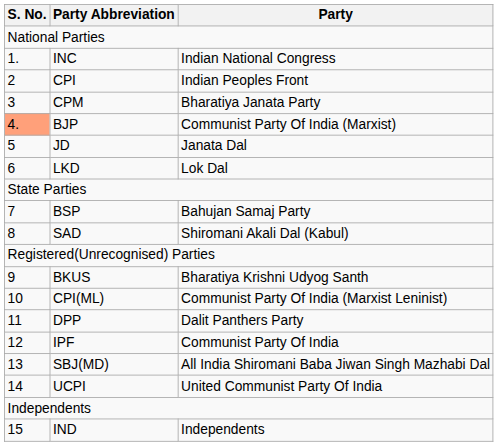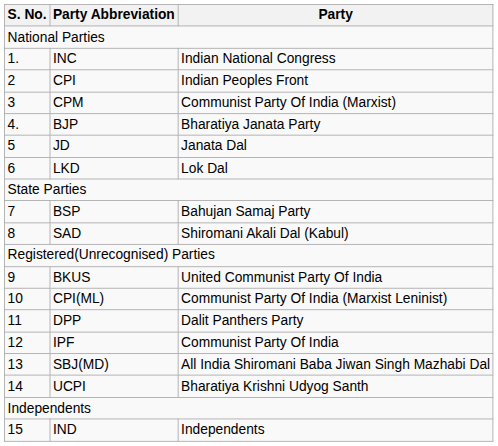(251, 102) Bharatiya Janata Party -> (289, 102) Communist Party Of India (Marxist)
(13, 124) lightsalmon background -> (13, 124) no background
(289, 124) Communist Party Of India (Marxist) -> (251, 124) Bharatiya Janata Party
(275, 277) Bharatiya Krishni Udyog Santh -> (282, 277) United Communist Party Of India
(282, 386) United Communist Party Of India -> (275, 386) Bharatiya Krishni Udyog Santh
